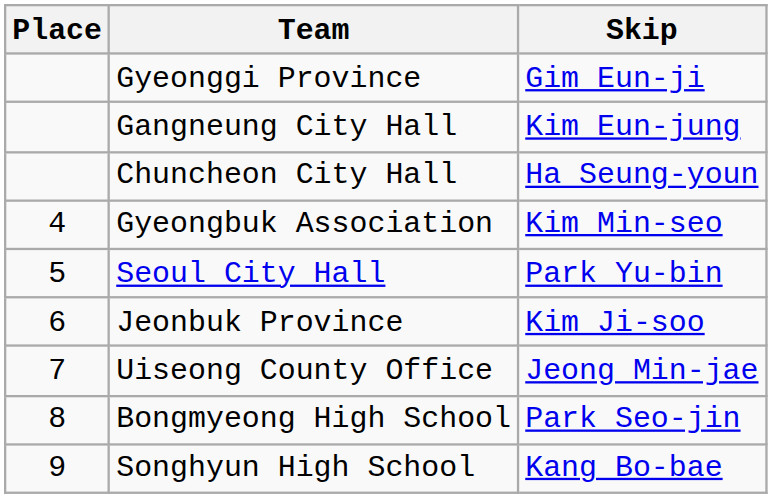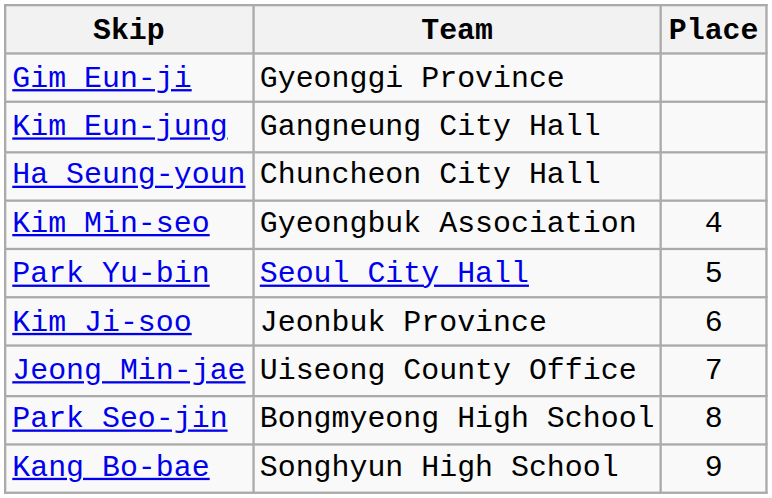columns swapped: (57, 30) <-> (642, 30)
